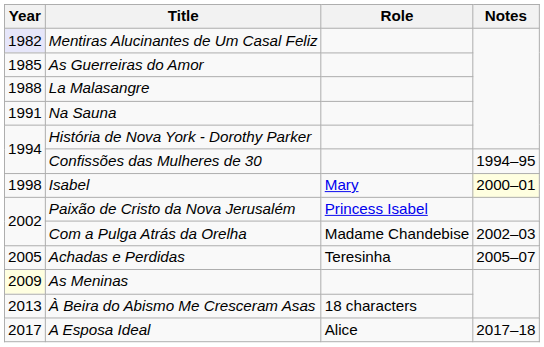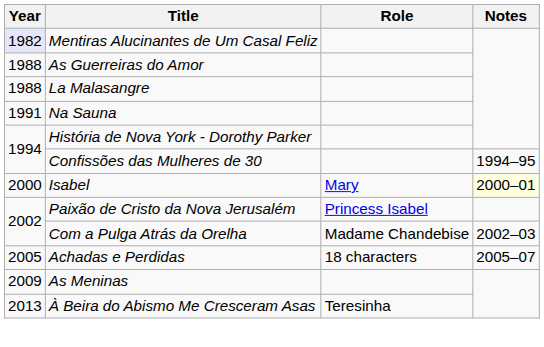(25, 64) 1985 -> (25, 64) 1988
(25, 185) 1998 -> (25, 185) 2000
(358, 257) Teresinha -> (371, 257) 18 characters
(25, 281) lightyellow background -> (25, 281) no background
(371, 305) 18 characters -> (358, 305) Teresinha
- row: (100, 329)
